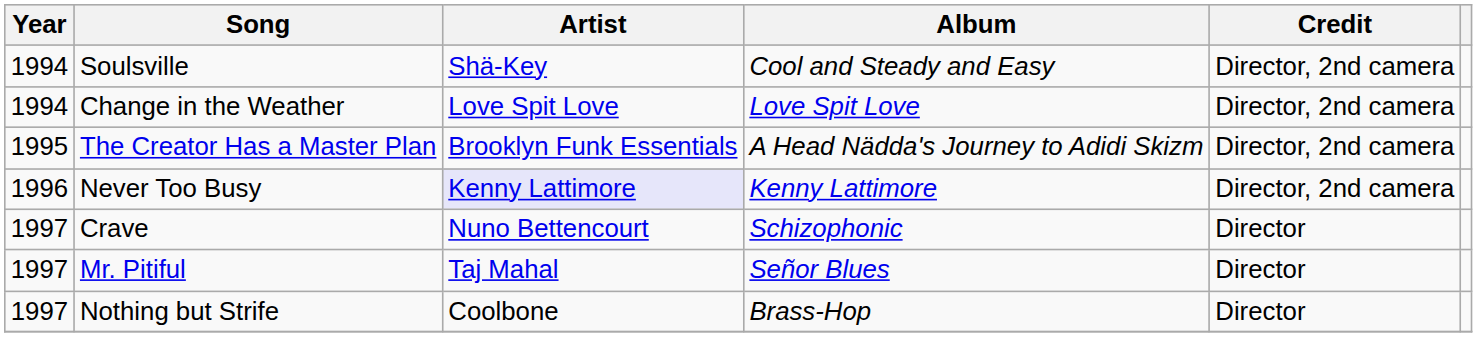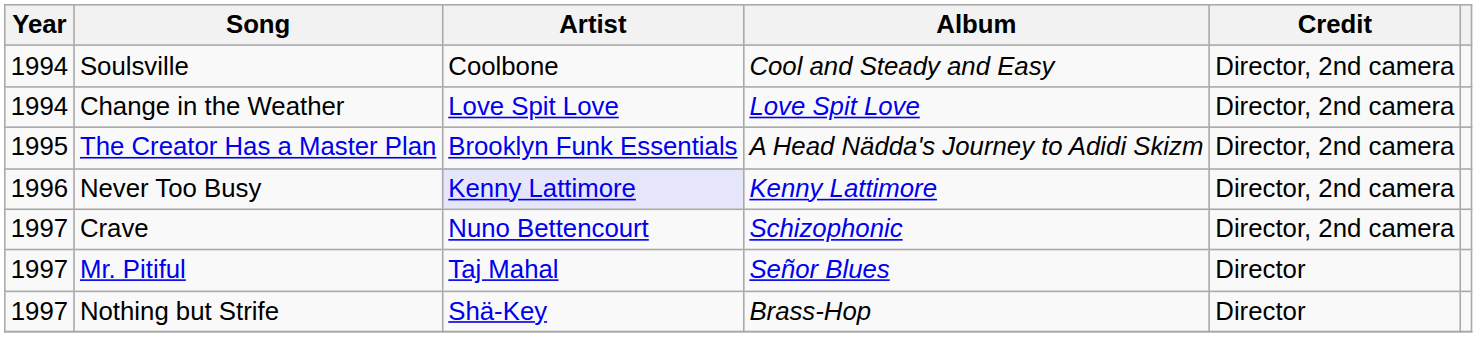(498, 65) Shä-Key -> (503, 65) Coolbone
(1260, 229) Director -> (1335, 229) Director, 2nd camera
(503, 310) Coolbone -> (498, 310) Shä-Key
